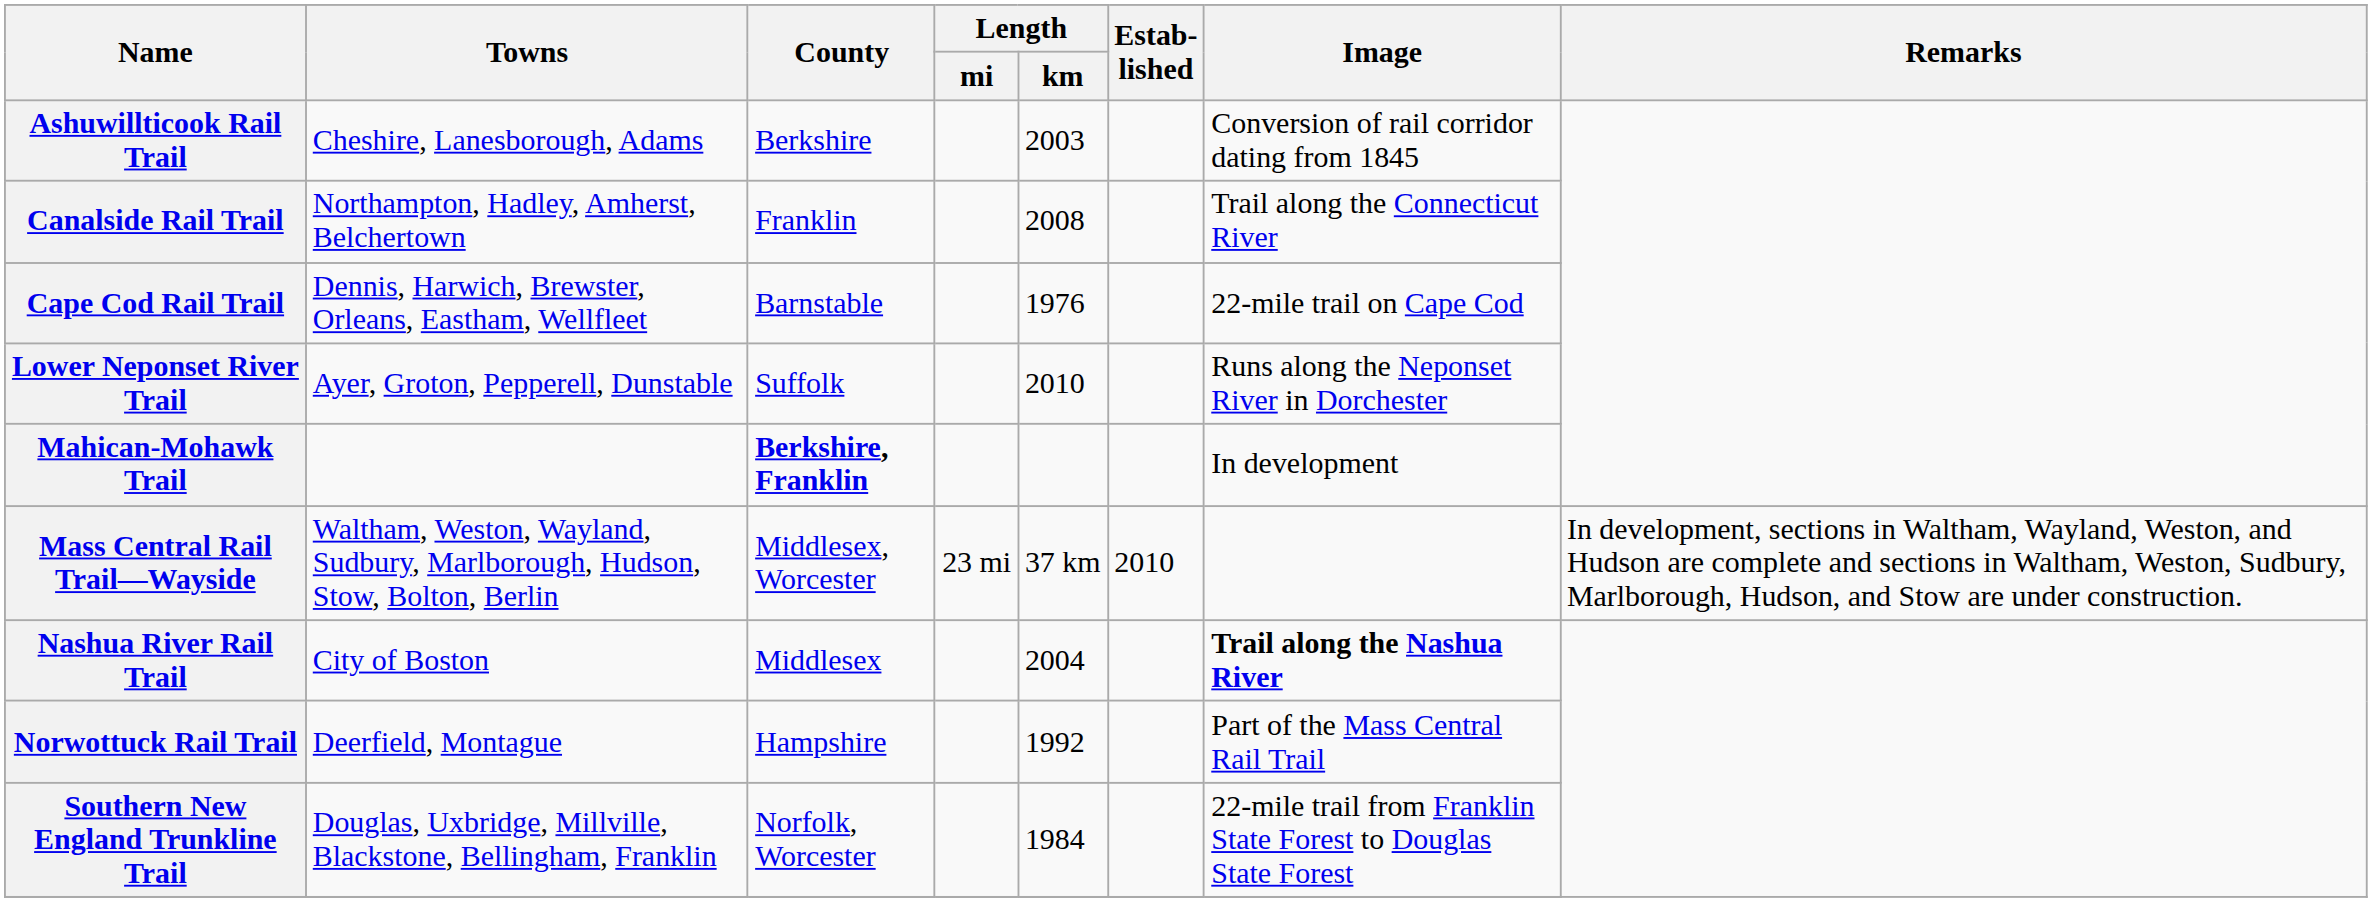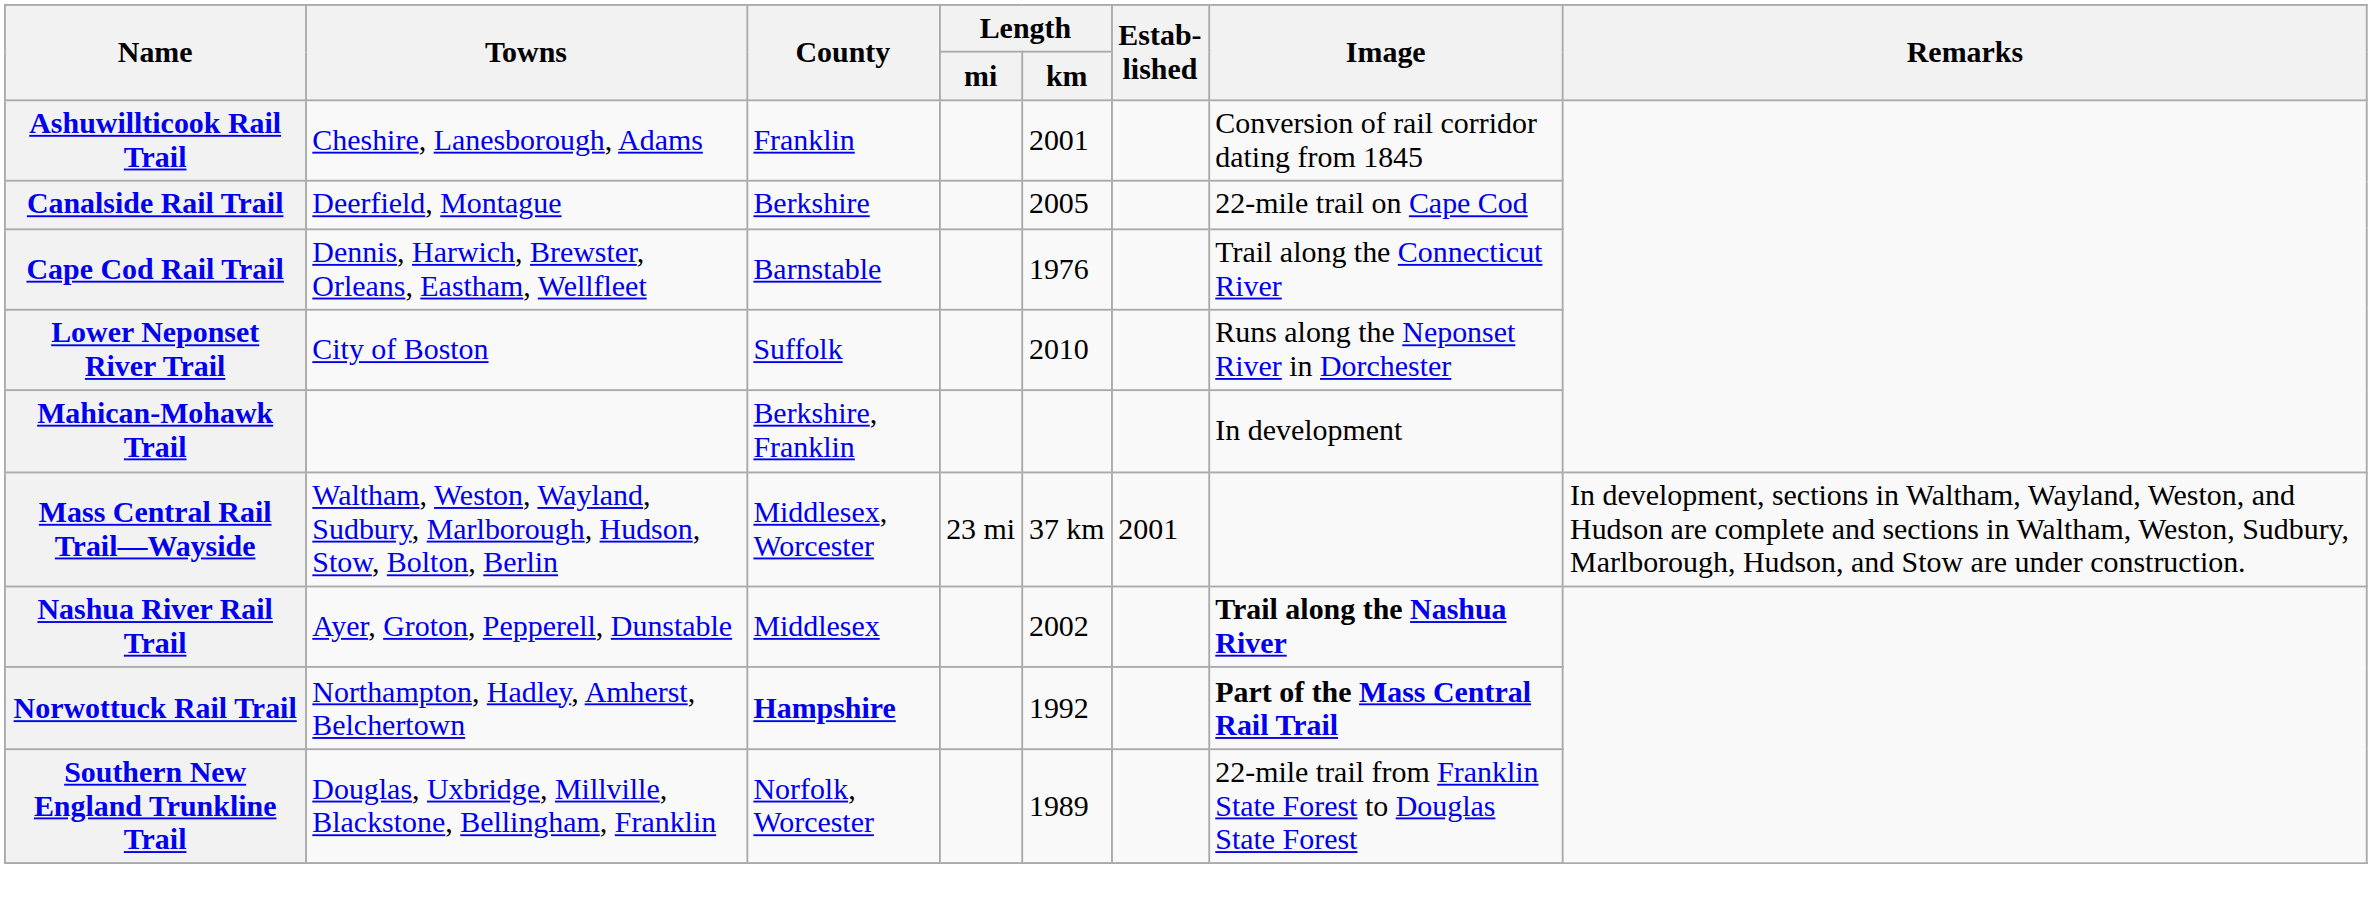(813, 139) Berkshire -> (804, 139) Franklin
(1055, 139) 2003 -> (1059, 139) 2001
(504, 221) Northampton, Hadley, Amherst, Belchertown -> (437, 204) Deerfield, Montague
(806, 221) Franklin -> (812, 204) Berkshire
(1055, 221) 2008 -> (1059, 204) 2005
(1375, 221) Trail along the Connecticut River -> (1372, 204) 22-mile trail on Cape Cod
(1367, 302) 22-mile trail on Cape Cod -> (1379, 268) Trail along the Connecticut River
(523, 383) Ayer, Groton, Pepperell, Dunstable -> (400, 349) City of Boston
(822, 464) bold -> (815, 430) normal
(1144, 562) 2010 -> (1148, 528) 2001
(401, 660) City of Boston -> (522, 626) Ayer, Groton, Pepperell, Dunstable
(1055, 660) 2004 -> (1059, 626) 2002
(437, 741) Deerfield, Montague -> (504, 707) Northampton, Hadley, Amherst, Belchertown
(821, 741) normal -> (825, 707) bold
(1357, 741) normal -> (1373, 707) bold
(1055, 839) 1984 -> (1059, 805) 1989
